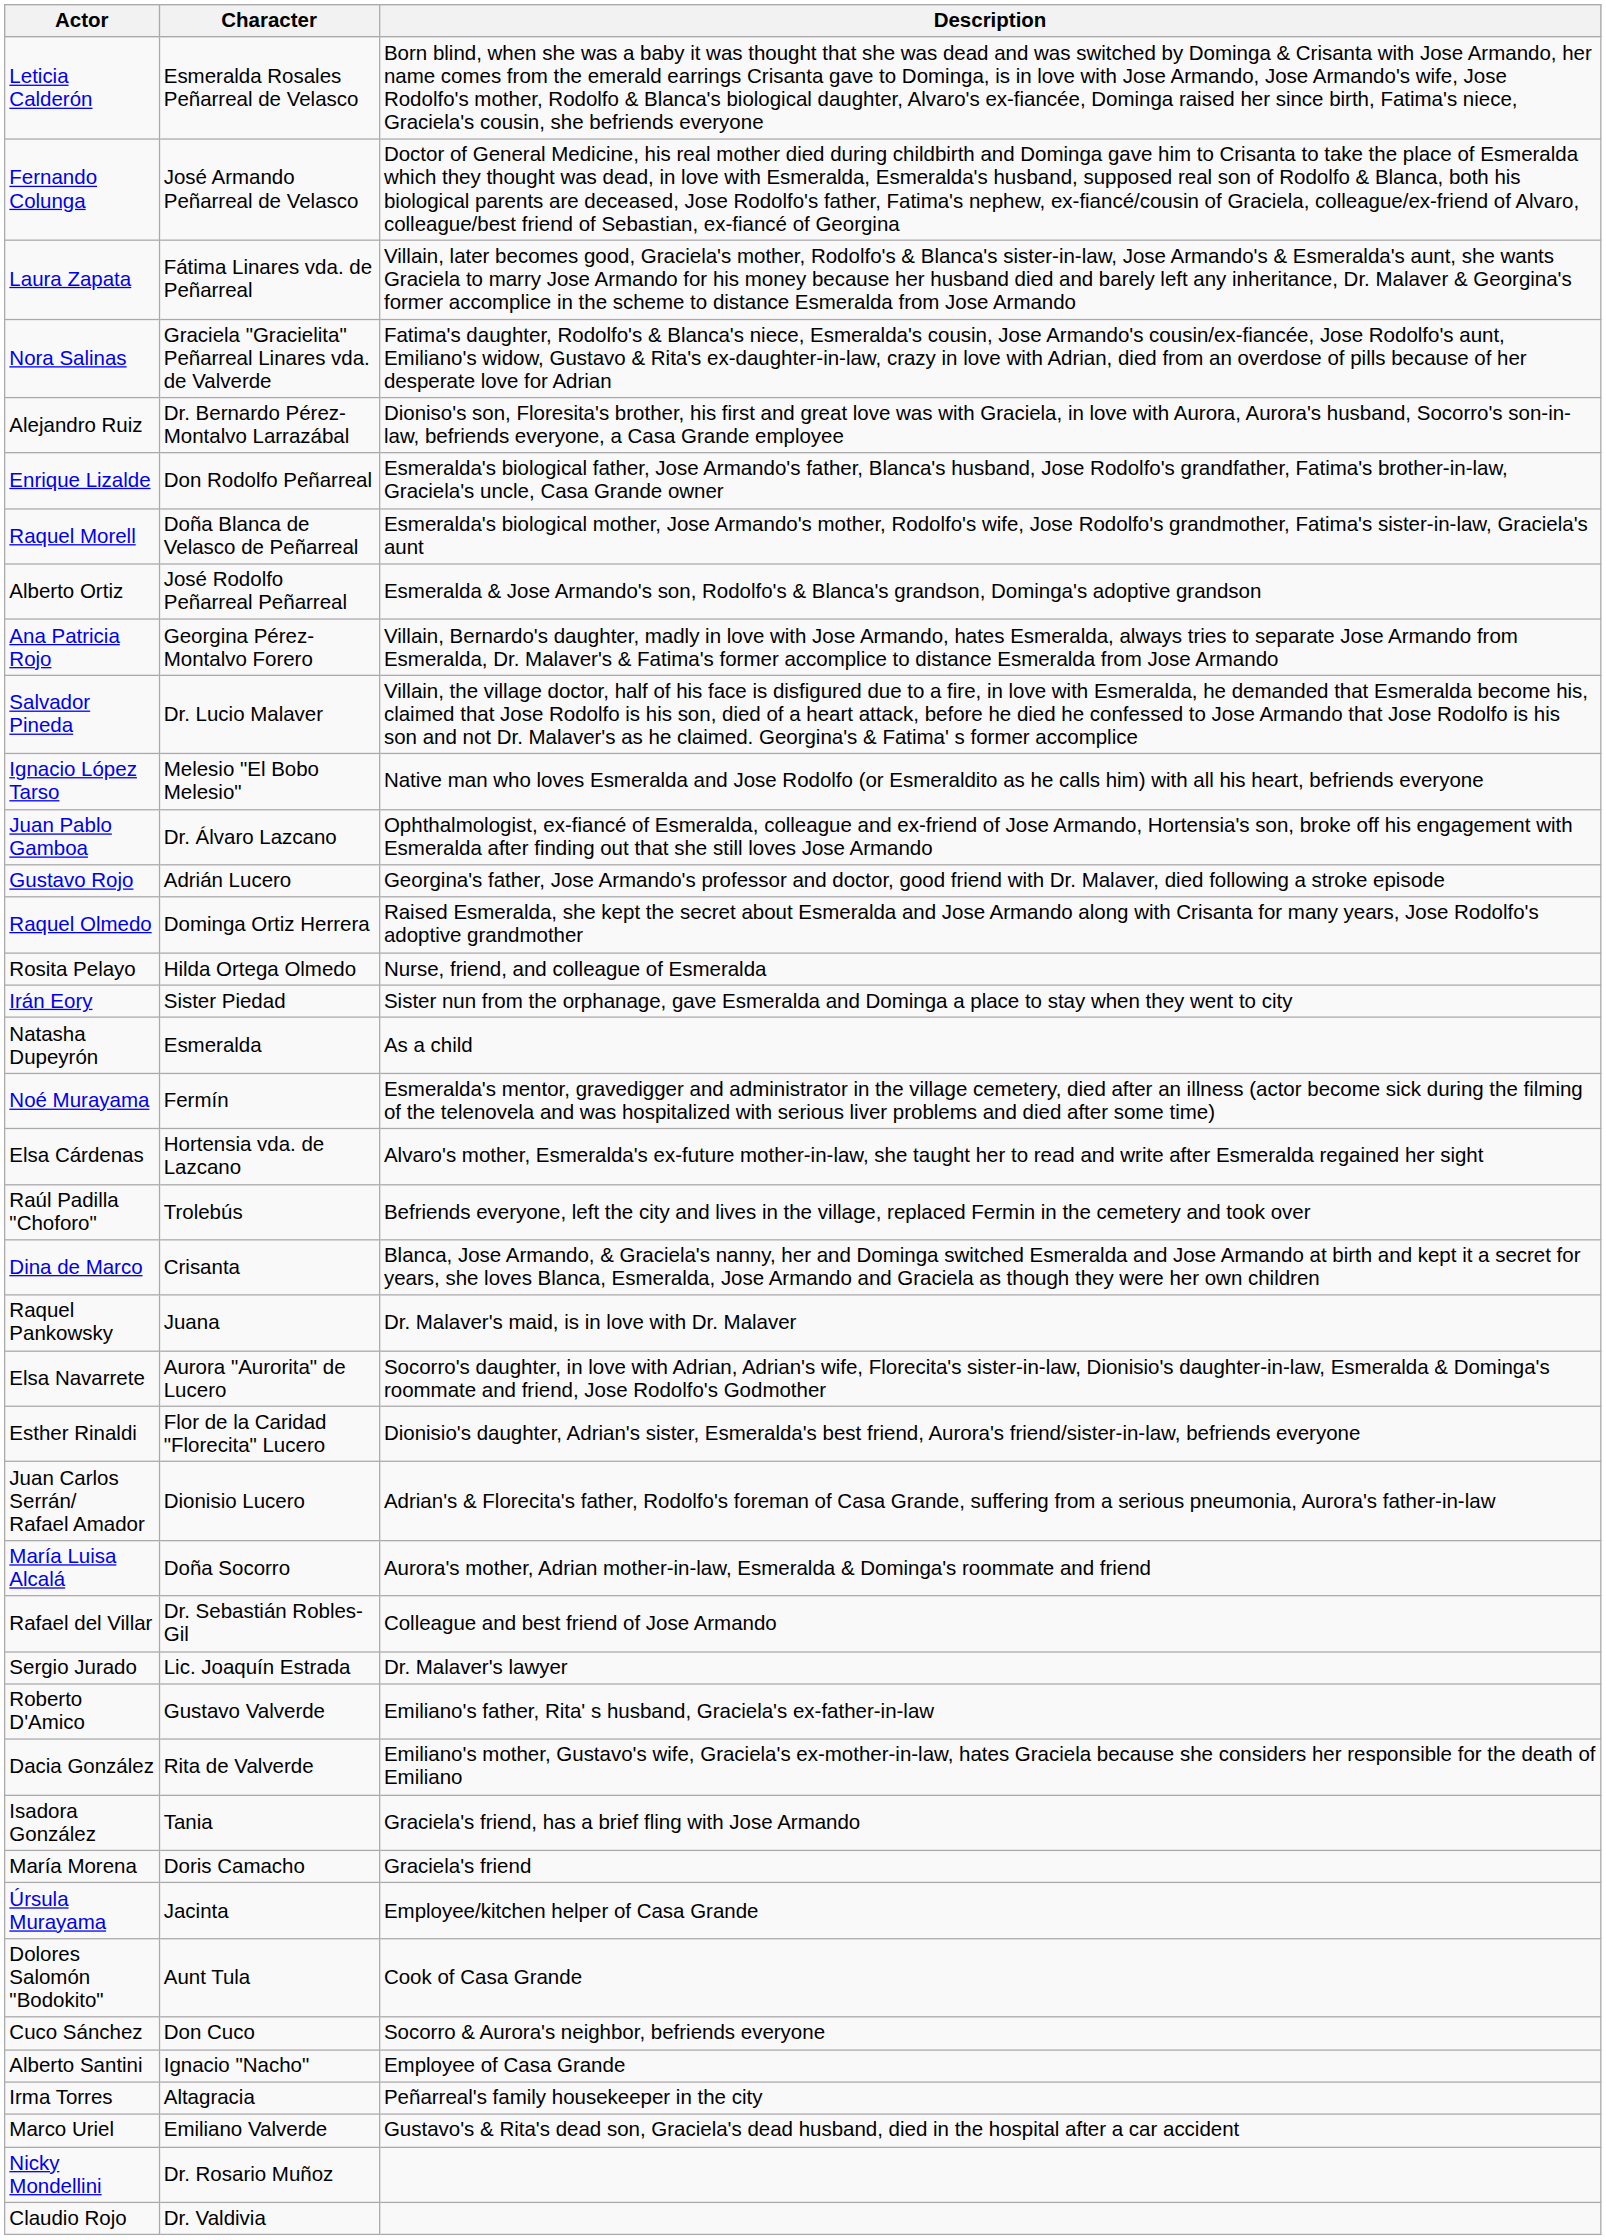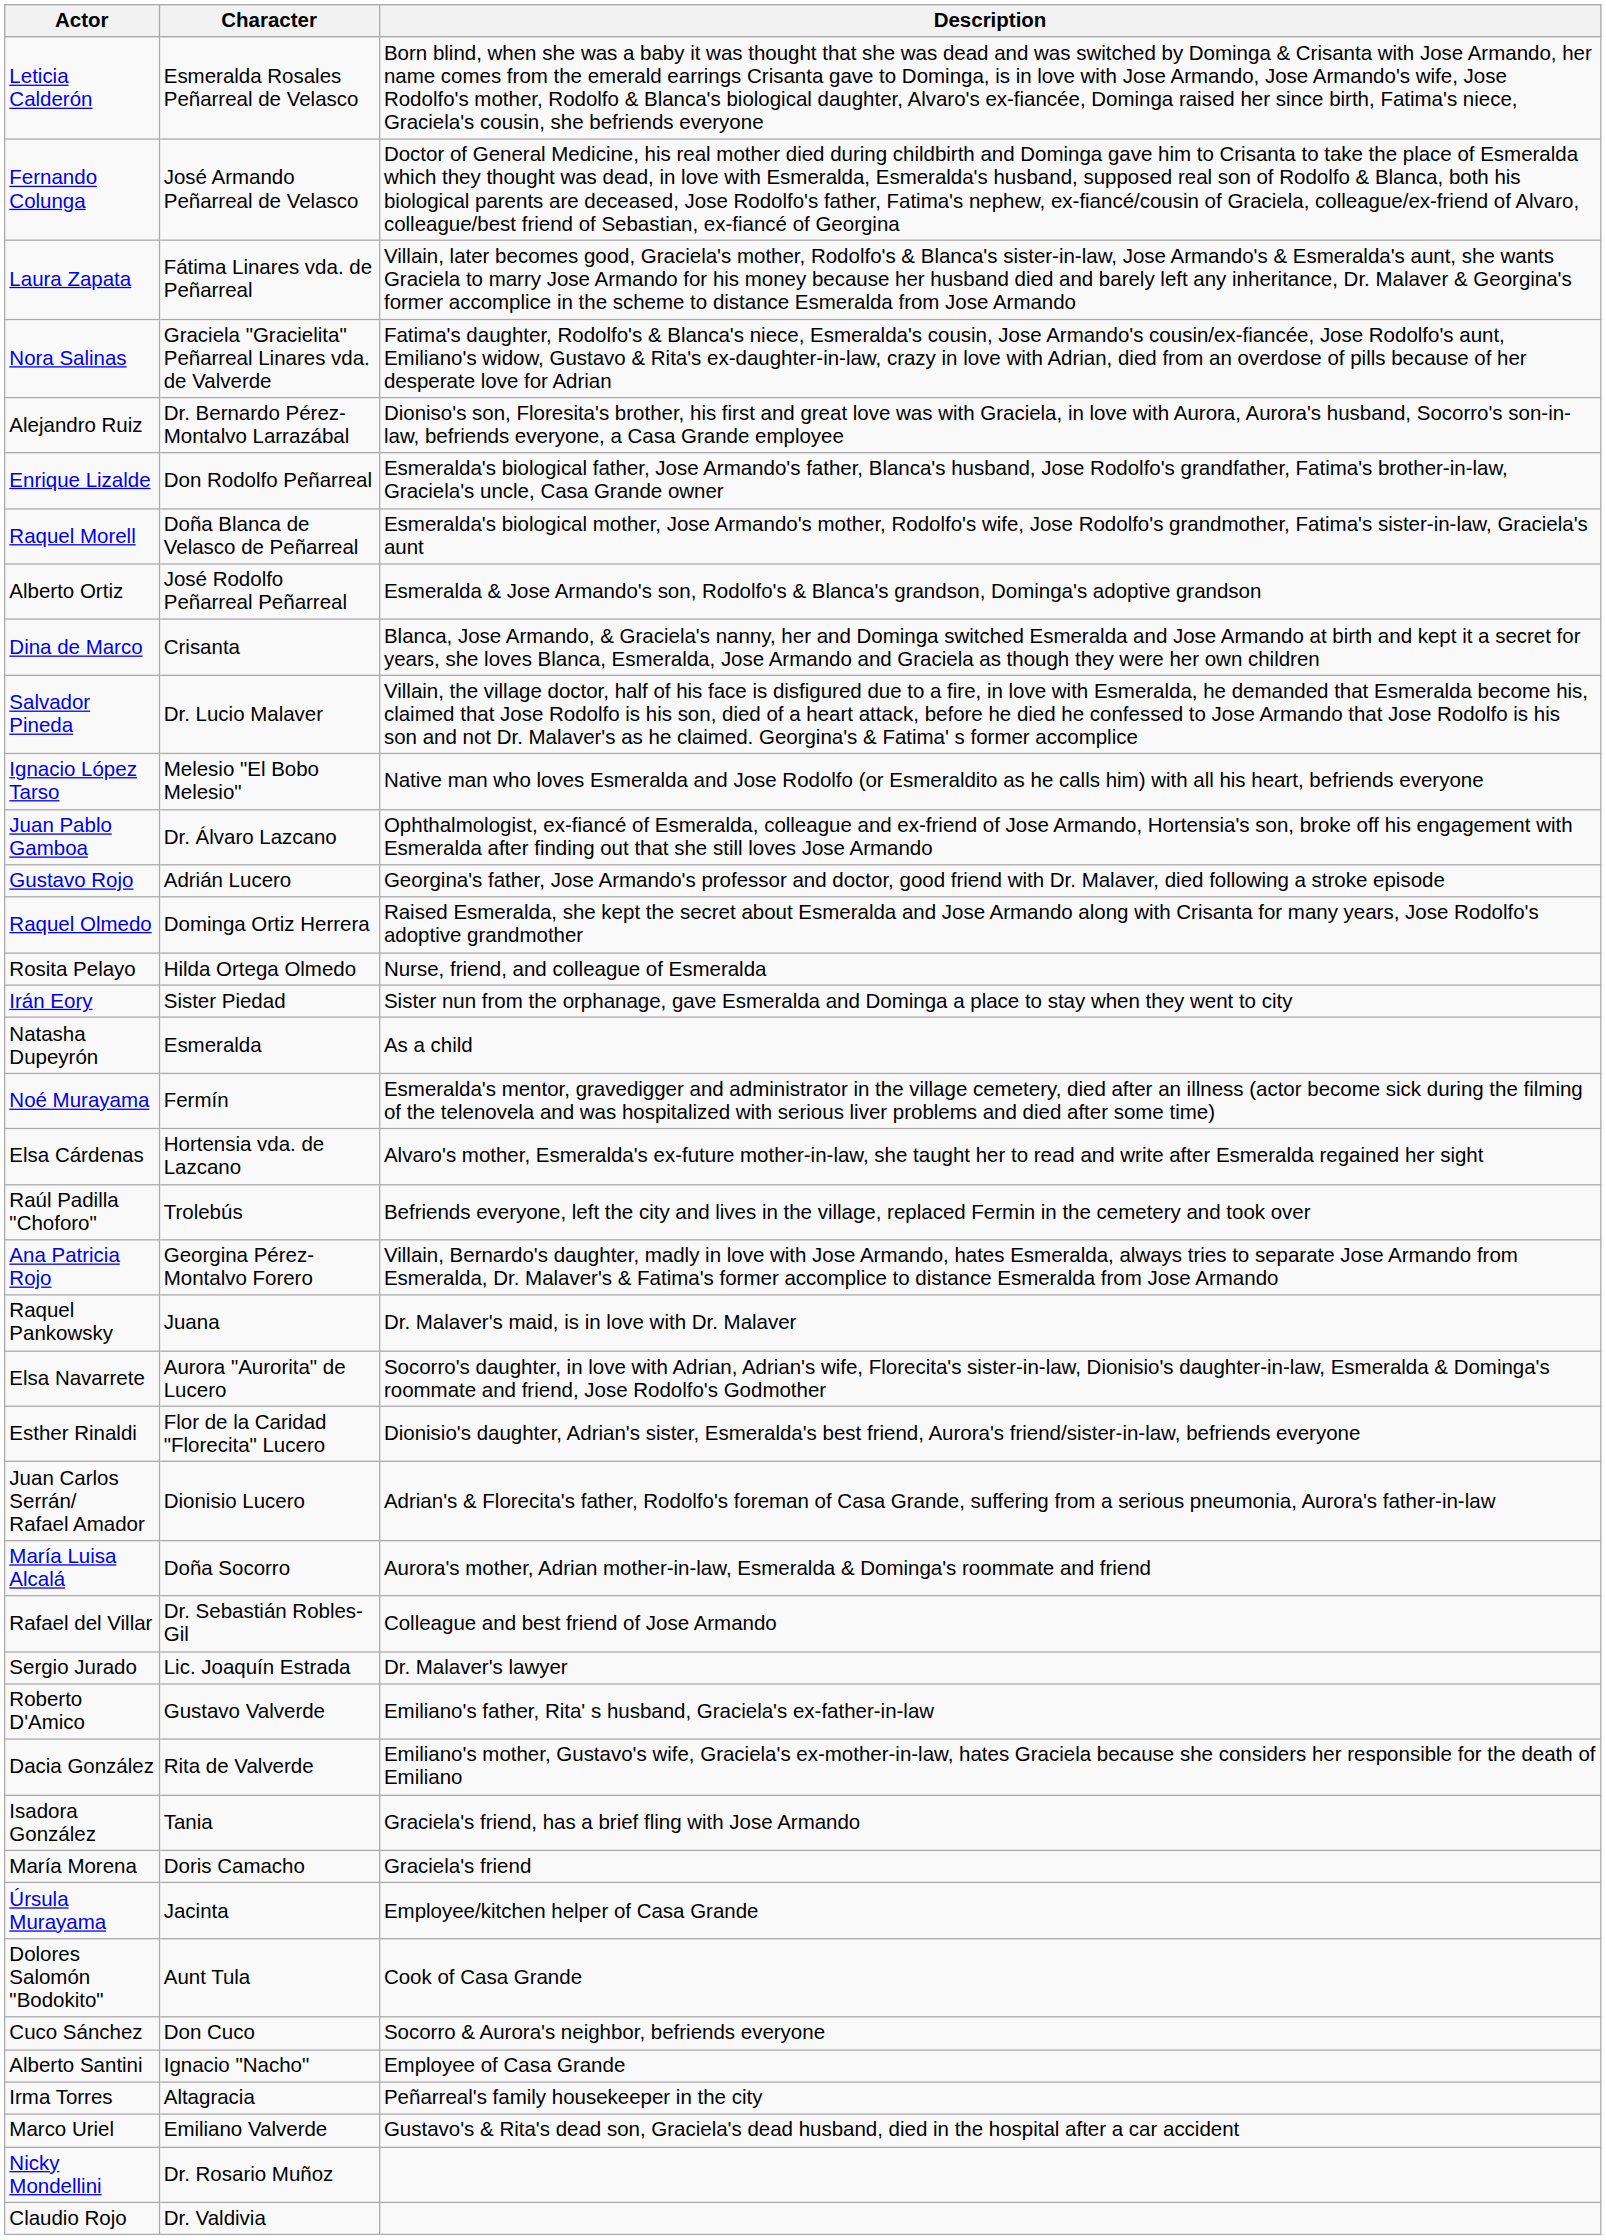rows swapped: (65, 647) <-> (76, 1267)
